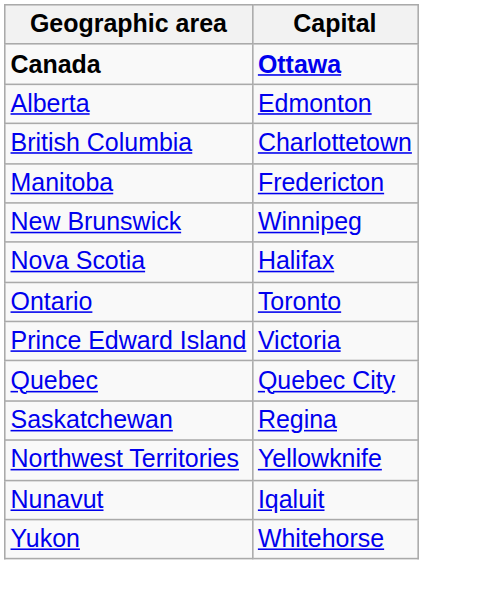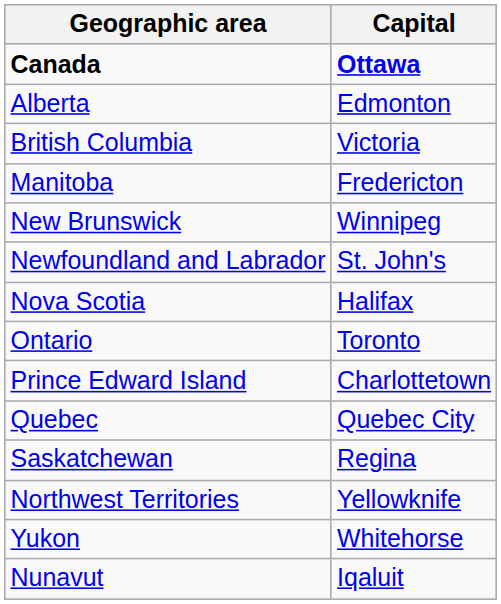(335, 143) Charlottetown -> (378, 143) Victoria
+ row: (168, 261)
(299, 340) Victoria -> (414, 380) Charlottetown
rows swapped: (57, 499) <-> (45, 538)
